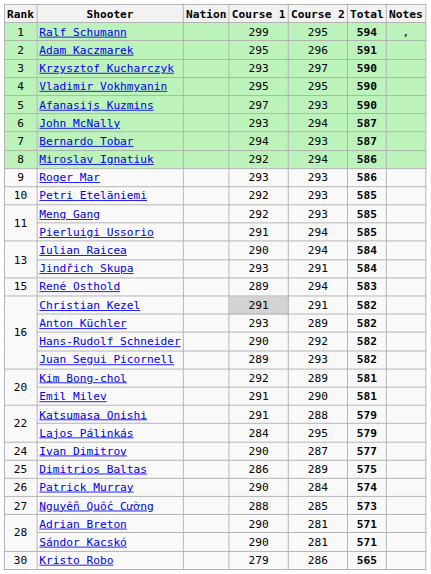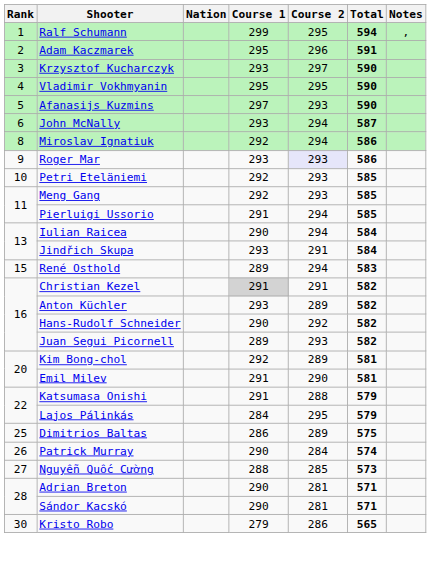- row: (86, 141)
(318, 178) no background -> (318, 159) lavender background
- row: (83, 451)
